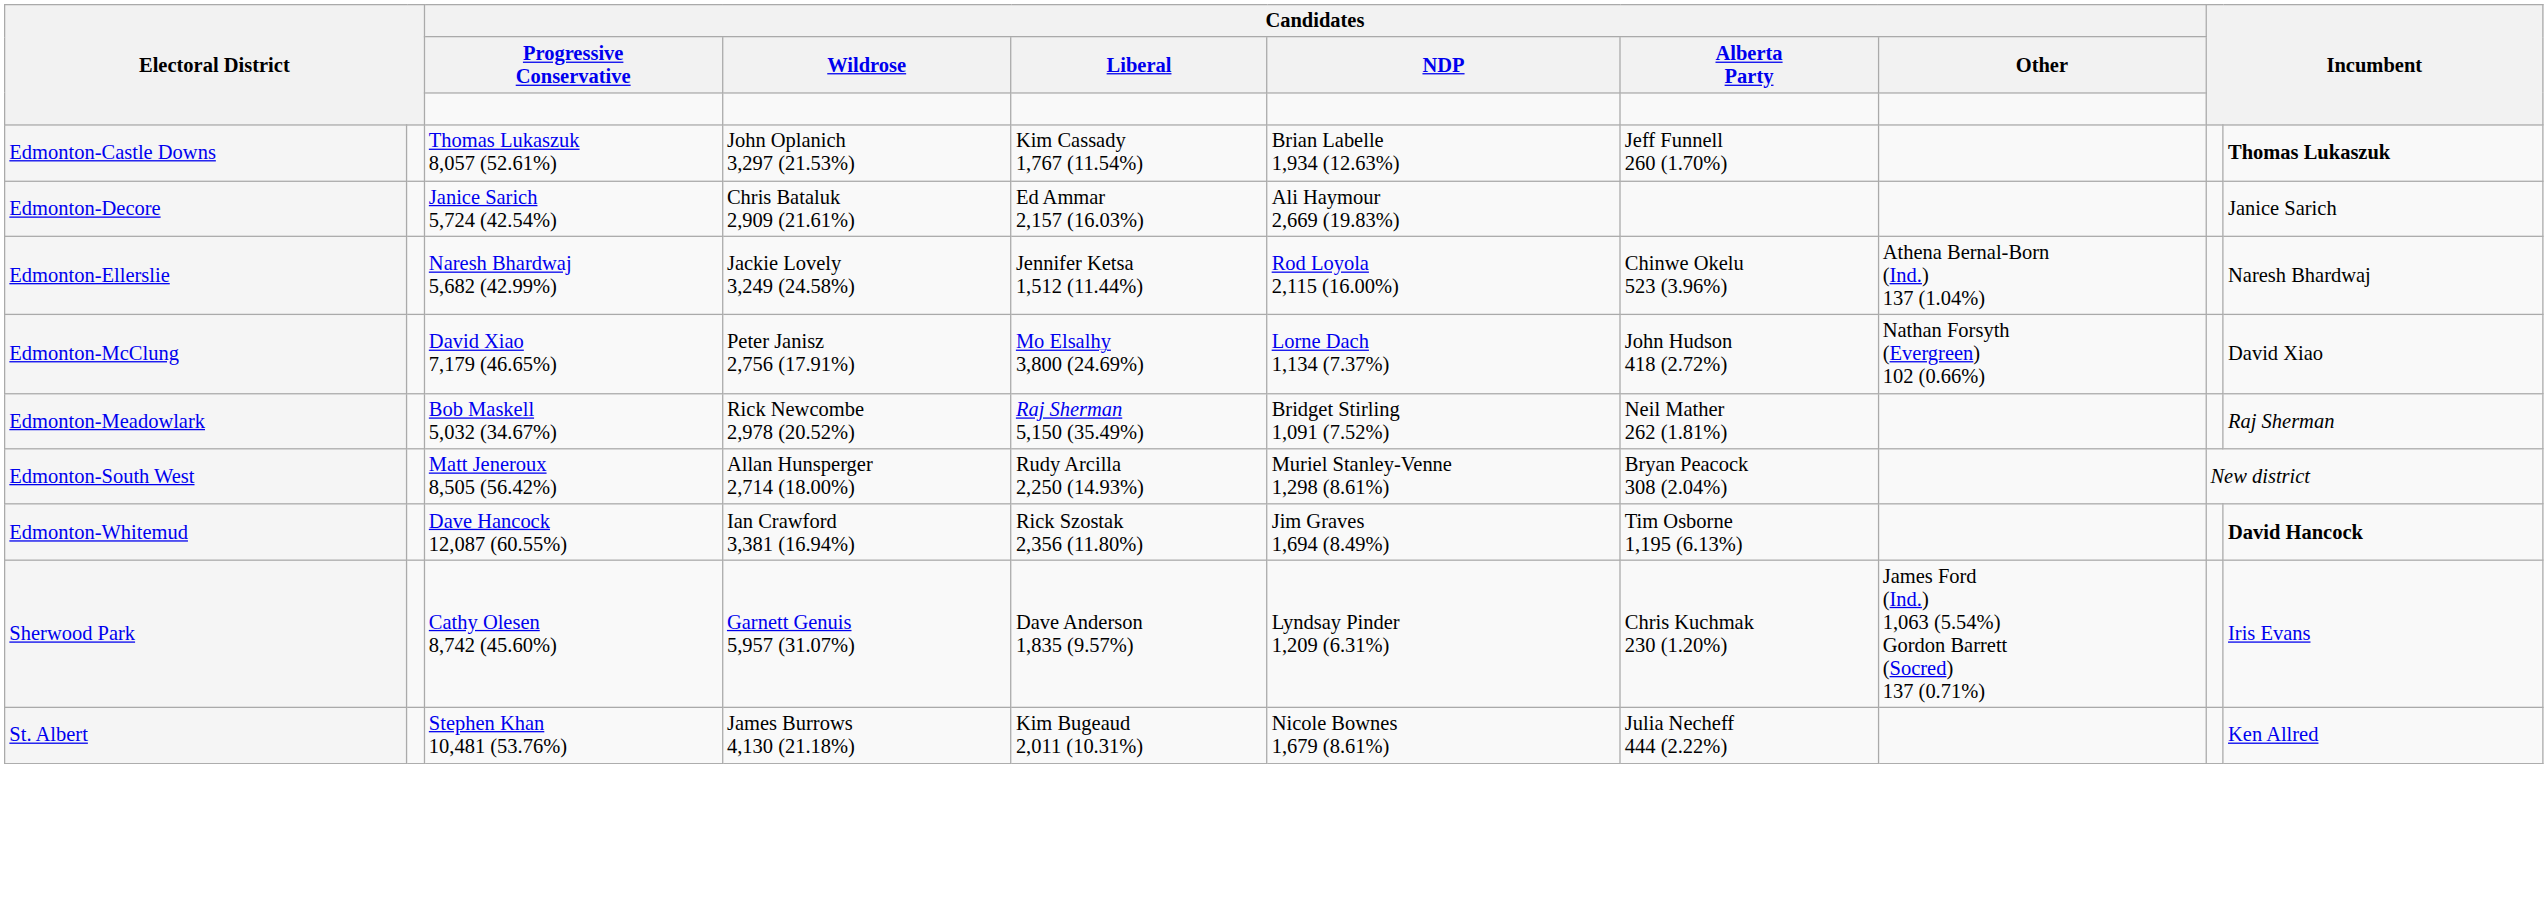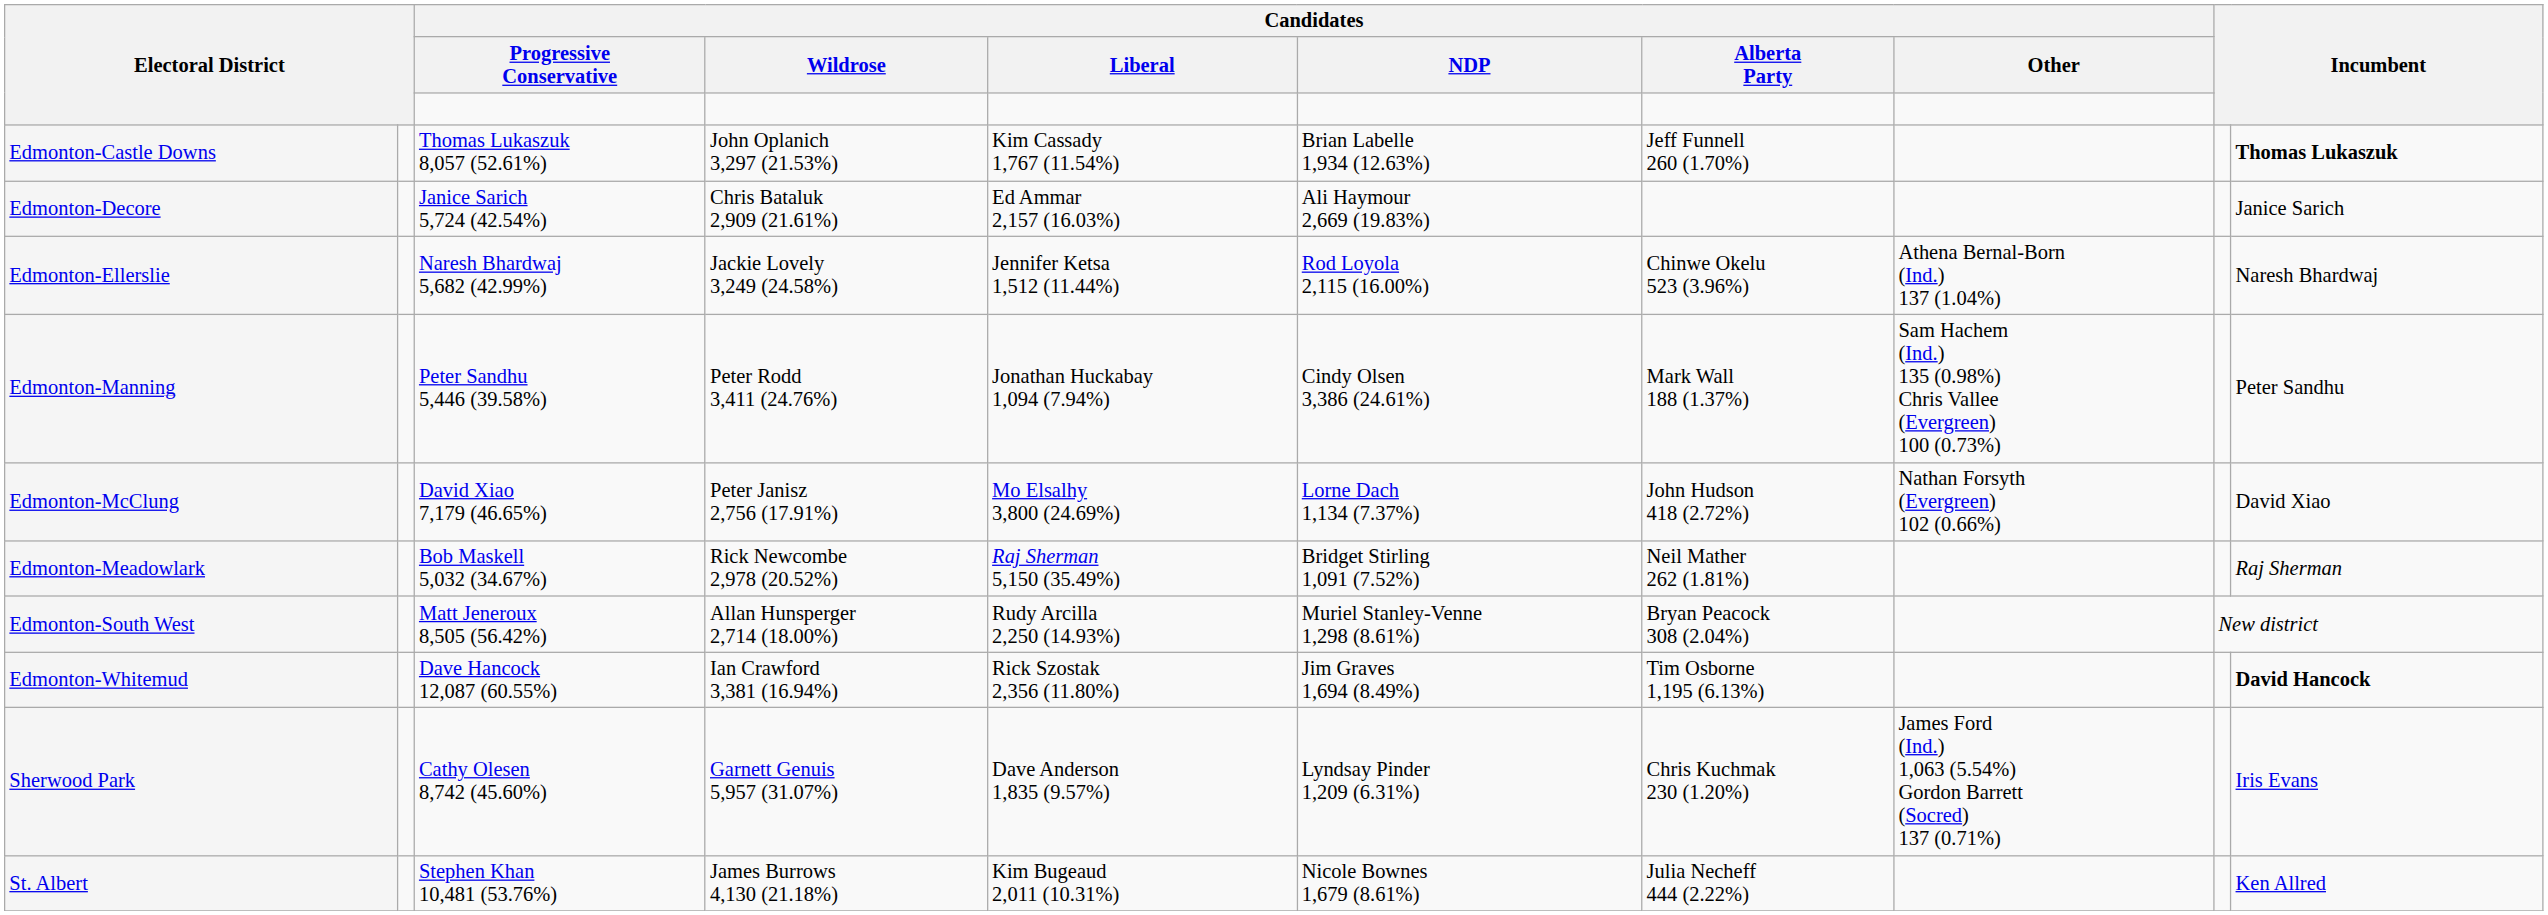+ row: (92, 388)
